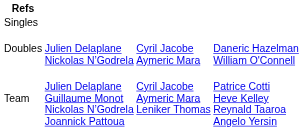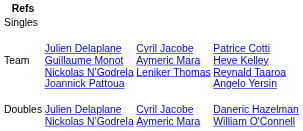rows swapped: (23, 49) <-> (17, 98)
